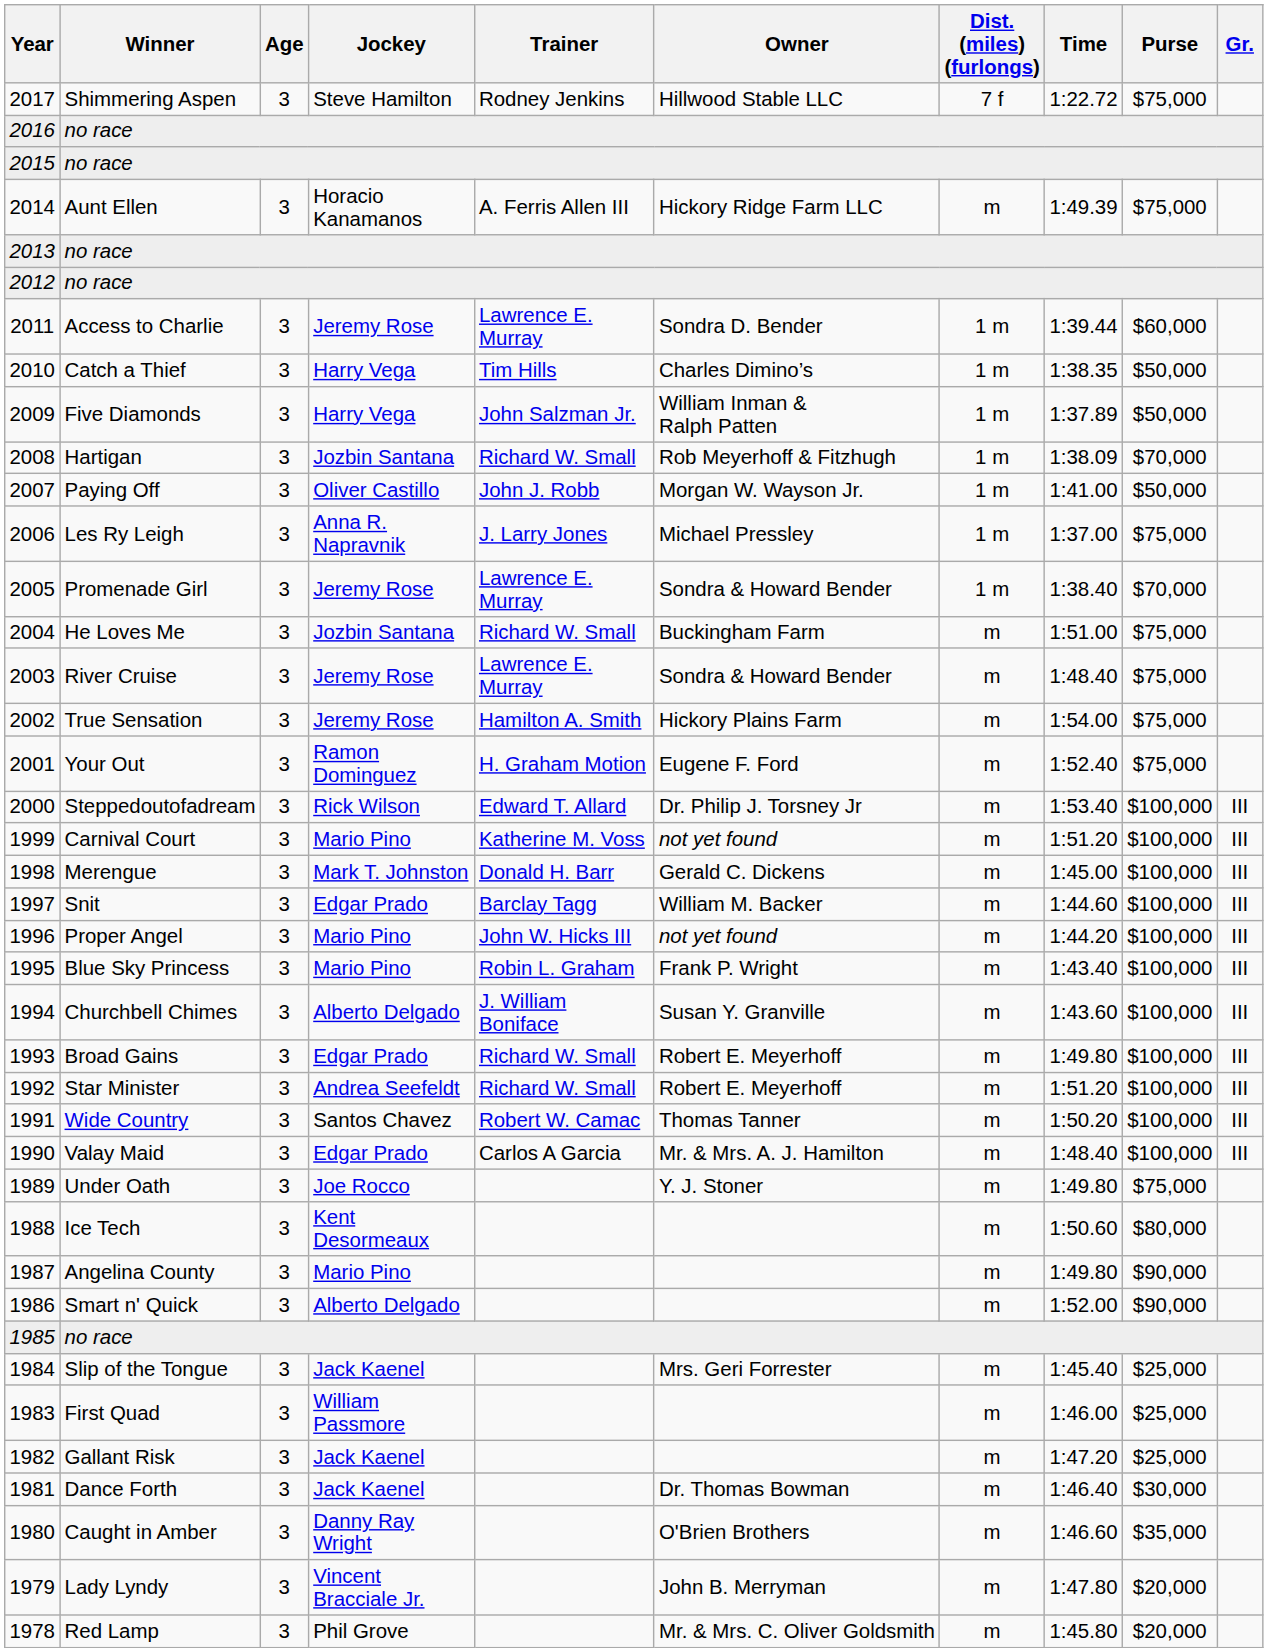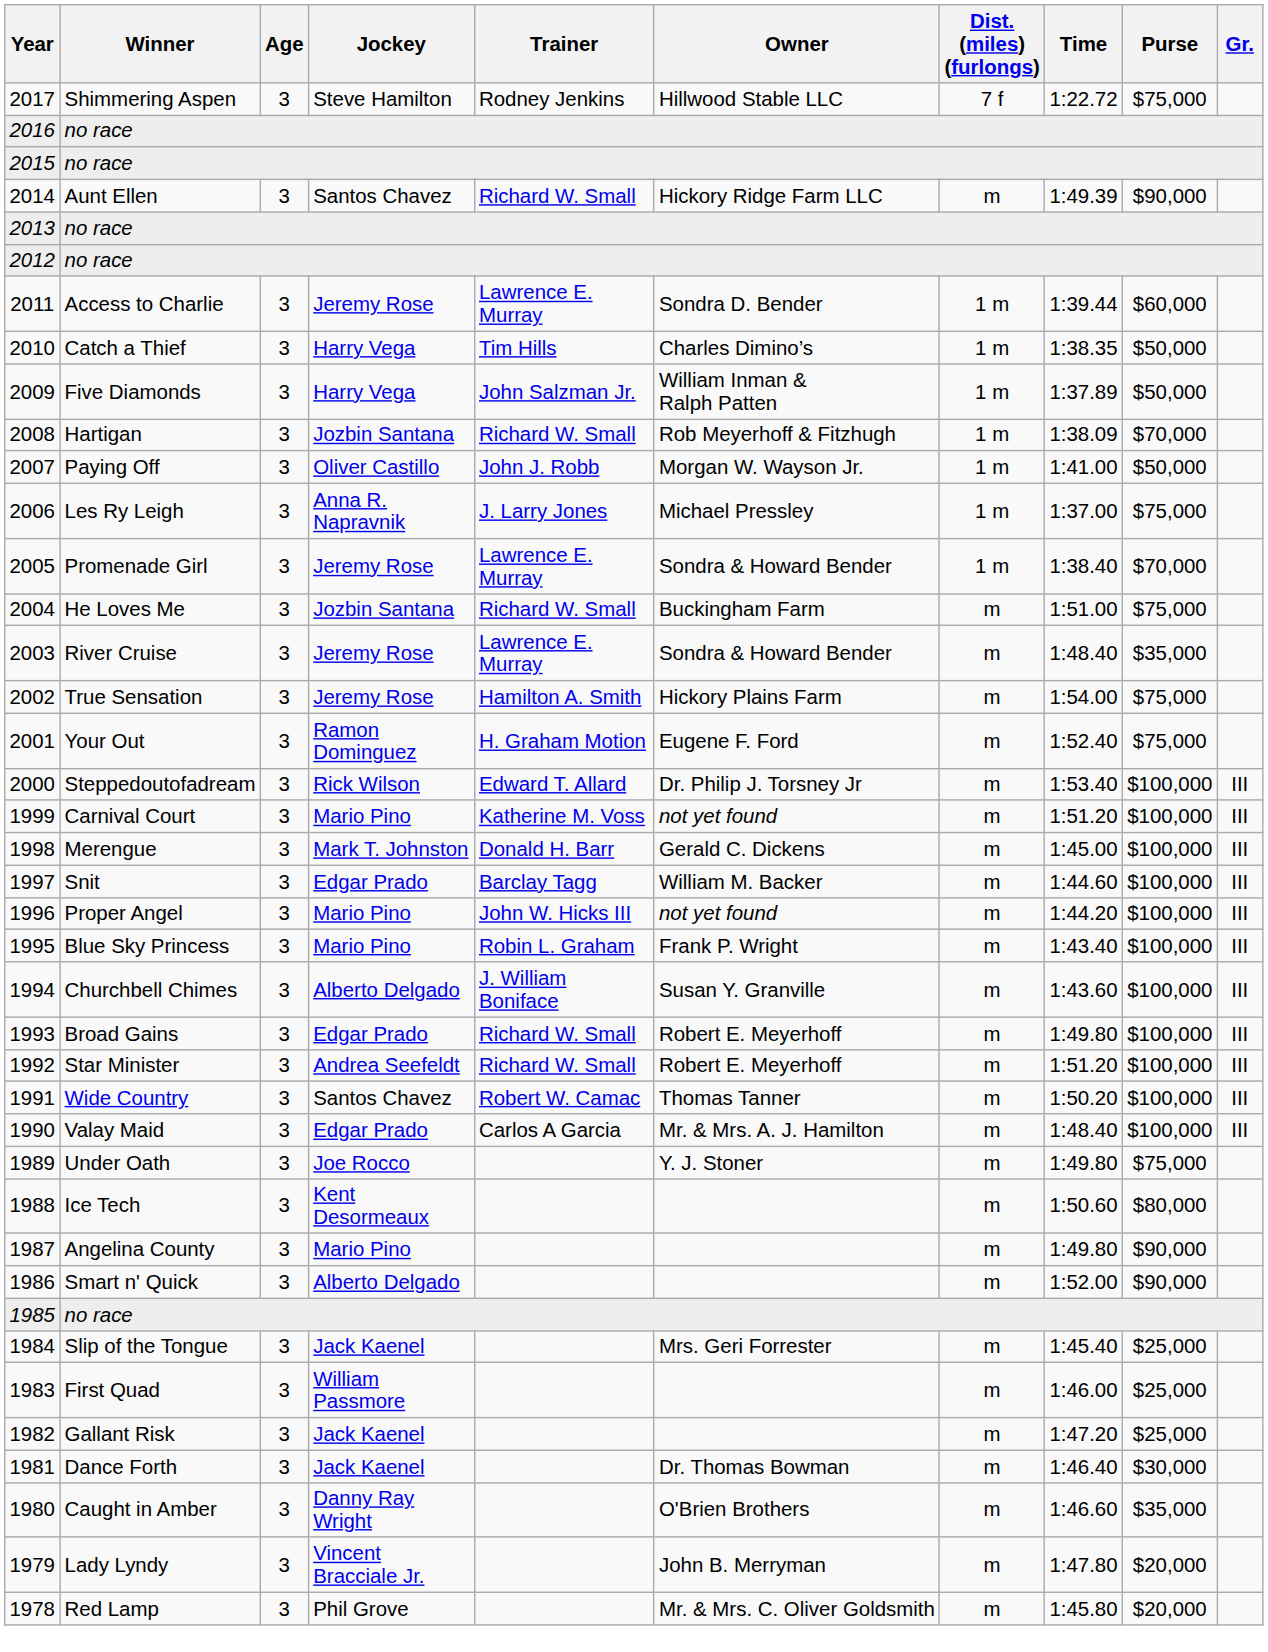(368, 207) Horacio Kanamanos -> (382, 196) Santos Chavez
(554, 207) A. Ferris Allen III -> (557, 196) Richard W. Small
(1170, 207) $75,000 -> (1170, 196) $90,000
(1170, 676) $75,000 -> (1170, 654) $35,000
